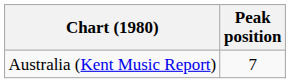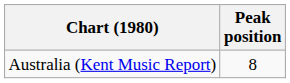(253, 63) 7 -> (253, 63) 8
